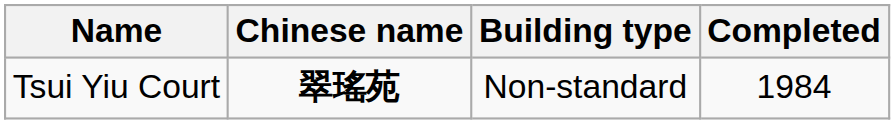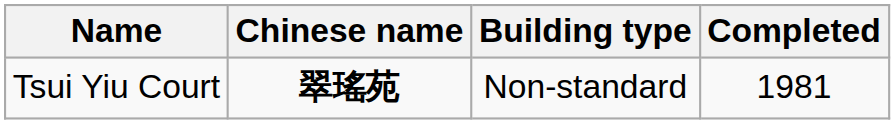(794, 87) 1984 -> (794, 87) 1981
